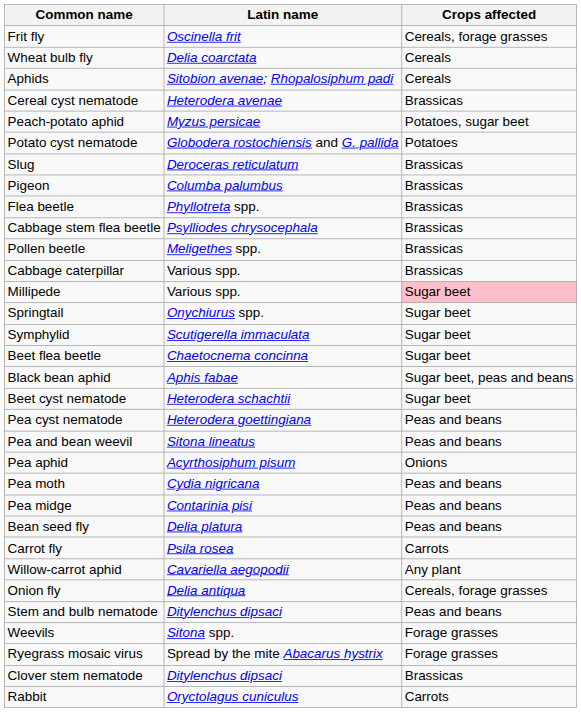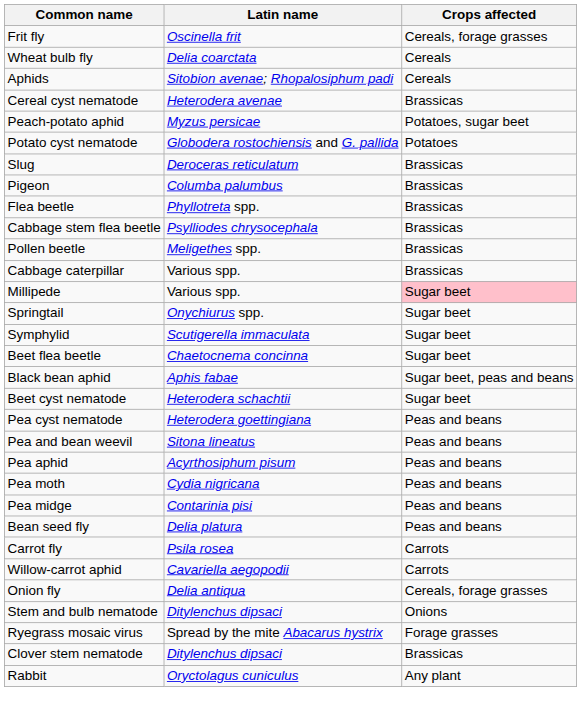(426, 462) Onions -> (453, 462) Peas and beans
(433, 569) Any plant -> (427, 569) Carrots
(453, 611) Peas and beans -> (426, 611) Onions
- row: (31, 633)
(427, 697) Carrots -> (433, 675) Any plant
